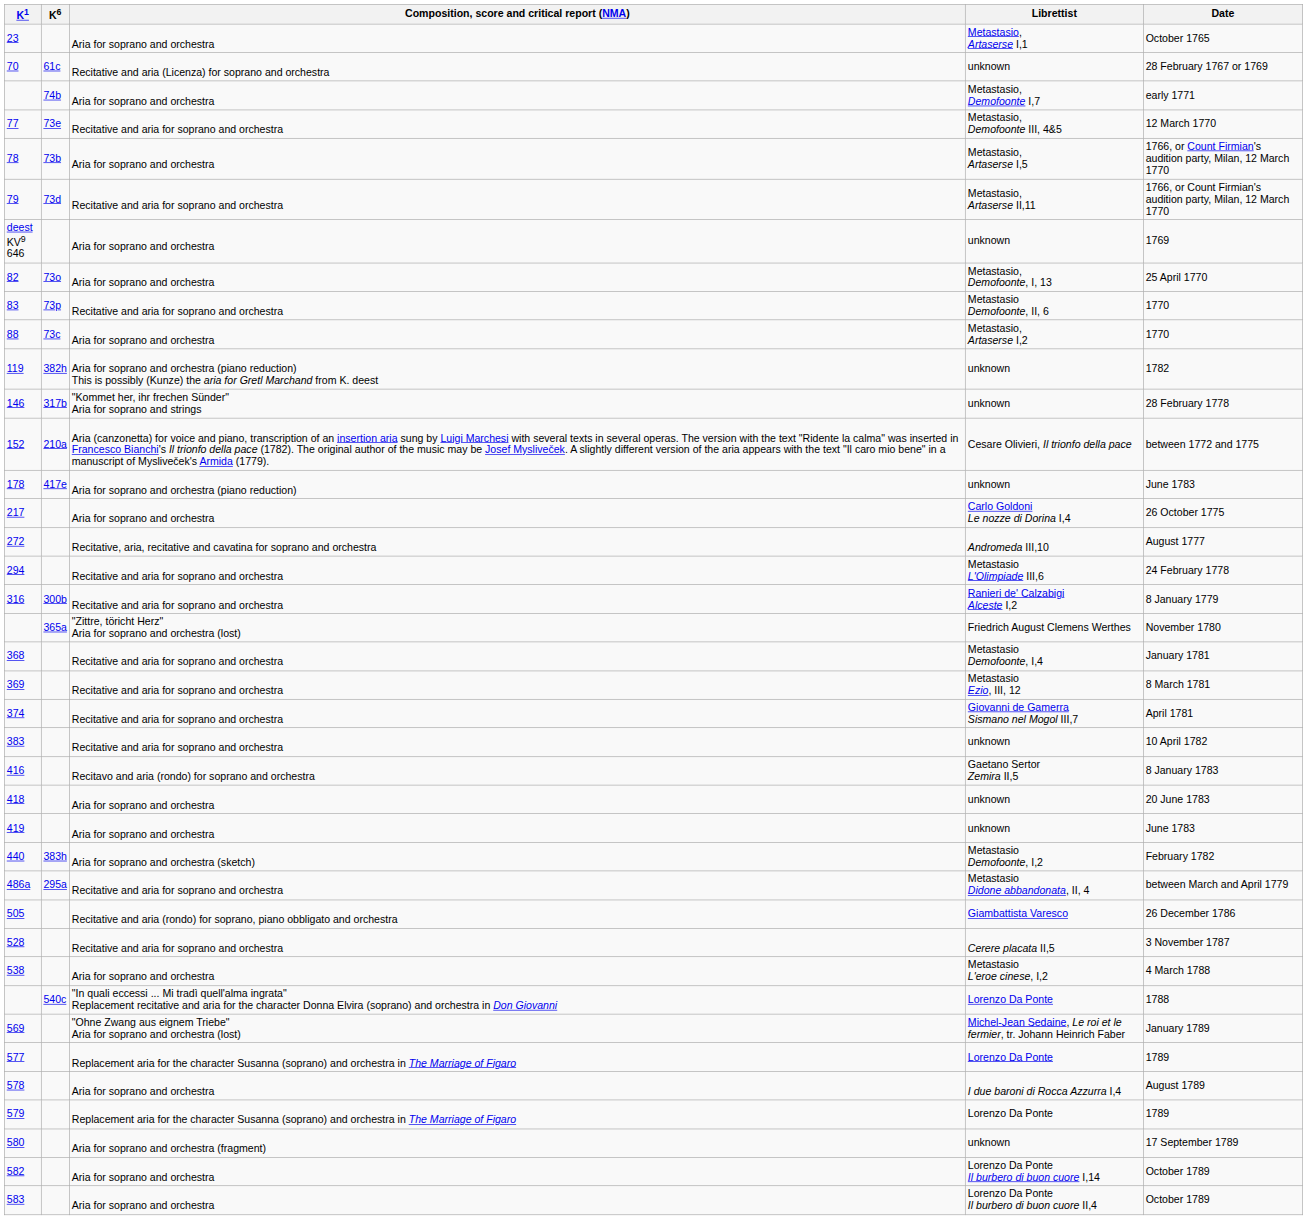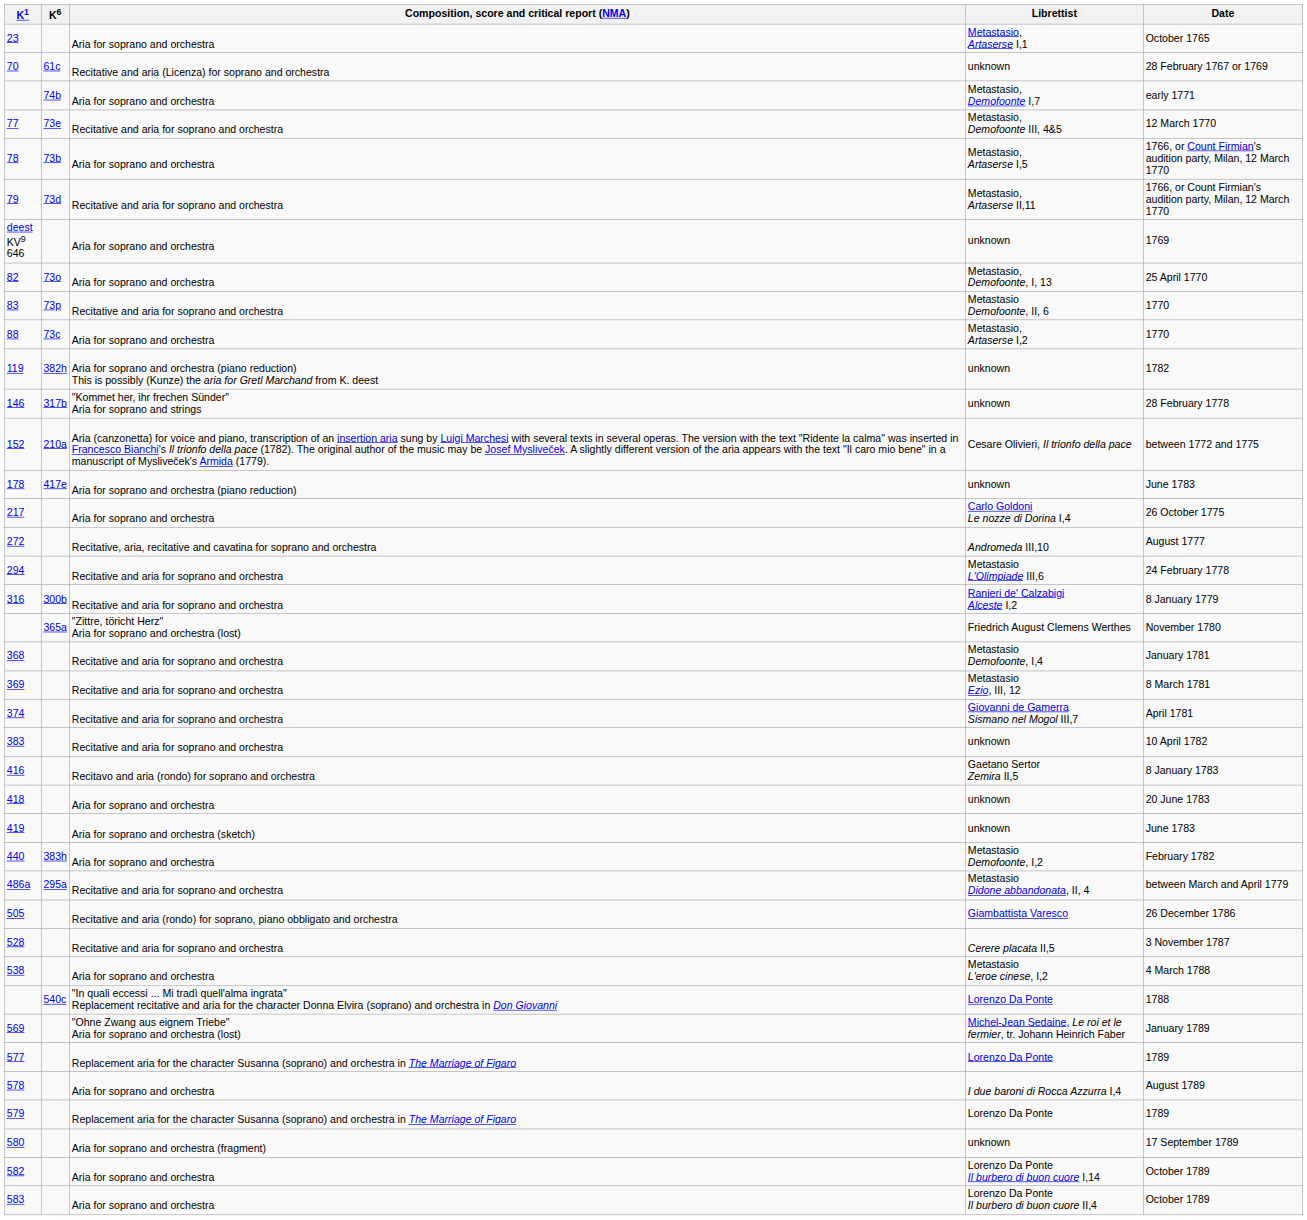(143, 834) Aria for soprano and orchestra -> (163, 834) Aria for soprano and orchestra (sketch)
(163, 862) Aria for soprano and orchestra (sketch) -> (143, 862) Aria for soprano and orchestra
